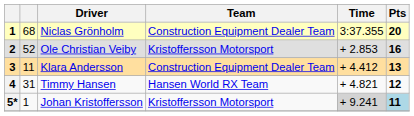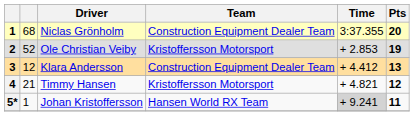(395, 49) 16 -> (395, 49) 19
(29, 67) 11 -> (29, 67) 12
(29, 85) 31 -> (29, 85) 21
(208, 85) Hansen World RX Team -> (211, 85) Kristoffersson Motorsport
(211, 102) Kristoffersson Motorsport -> (208, 102) Hansen World RX Team
(395, 102) lightblue background -> (395, 102) no background
